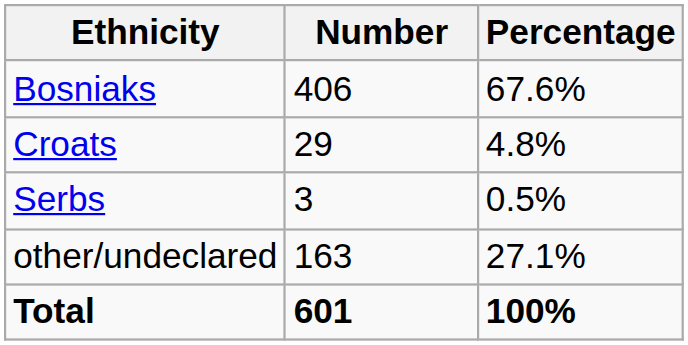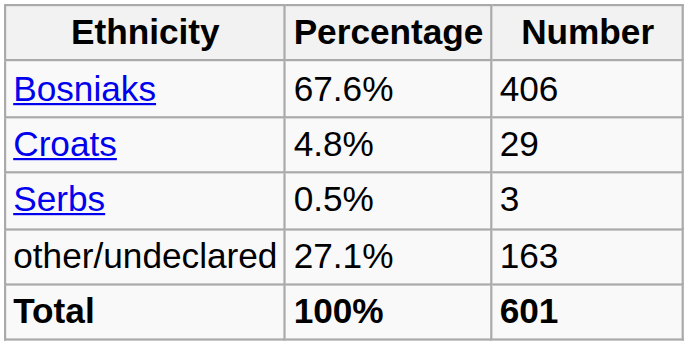columns swapped: (382, 32) <-> (581, 32)
